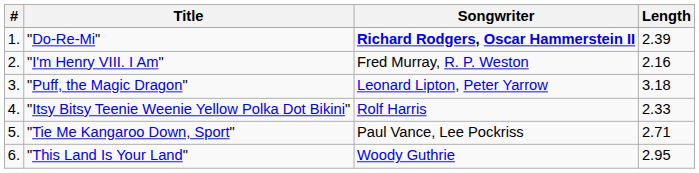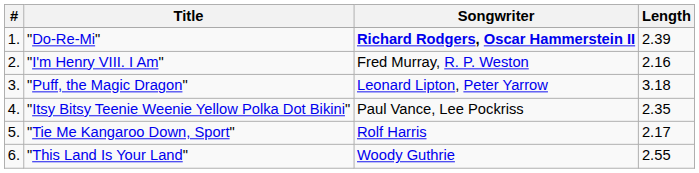(392, 109) Rolf Harris -> (440, 109) Paul Vance, Lee Pockriss
(656, 109) 2.33 -> (656, 109) 2.35
(440, 132) Paul Vance, Lee Pockriss -> (392, 132) Rolf Harris
(656, 132) 2.71 -> (656, 132) 2.17
(656, 156) 2.95 -> (656, 156) 2.55
